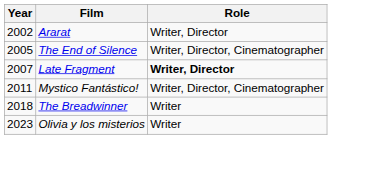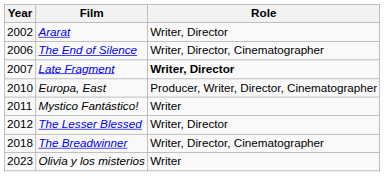(20, 50) 2005 -> (20, 50) 2006
+ row: (72, 87)
(237, 87) Writer, Director, Cinematographer -> (166, 106) Writer
+ row: (90, 124)
(166, 106) Writer -> (237, 143) Writer, Director, Cinematographer
